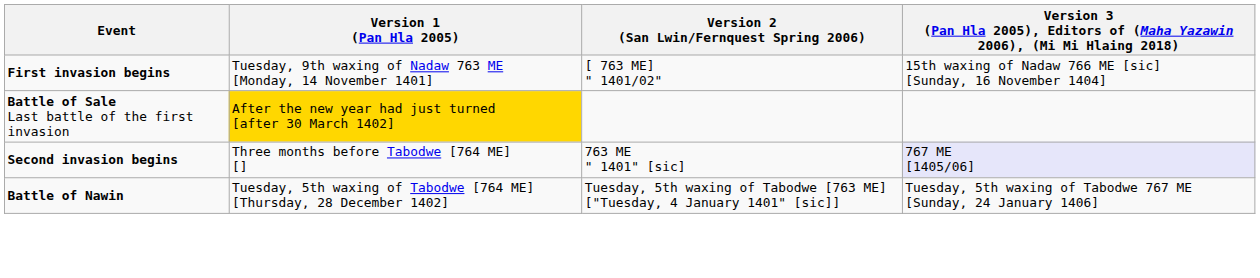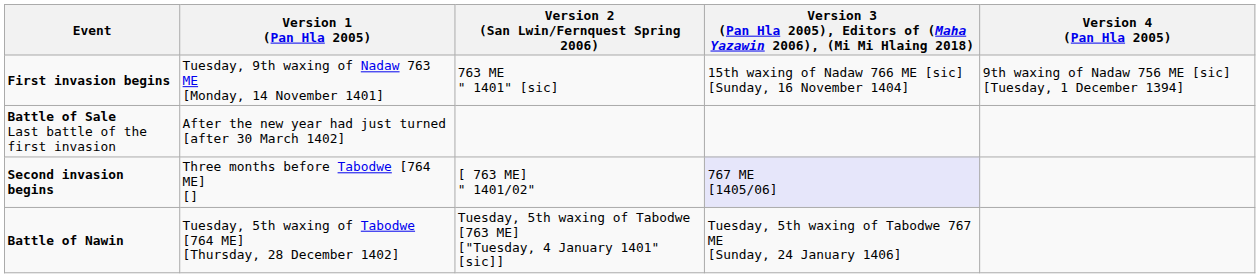+ column: (1117, 30)
(623, 73) [ 763 ME] " 1401/02" -> (508, 81) 763 ME " 1401" [sic]
(364, 116) gold background -> (314, 131) no background
(635, 160) 763 ME " 1401" [sic] -> (496, 182) [ 763 ME] " 1401/02"
